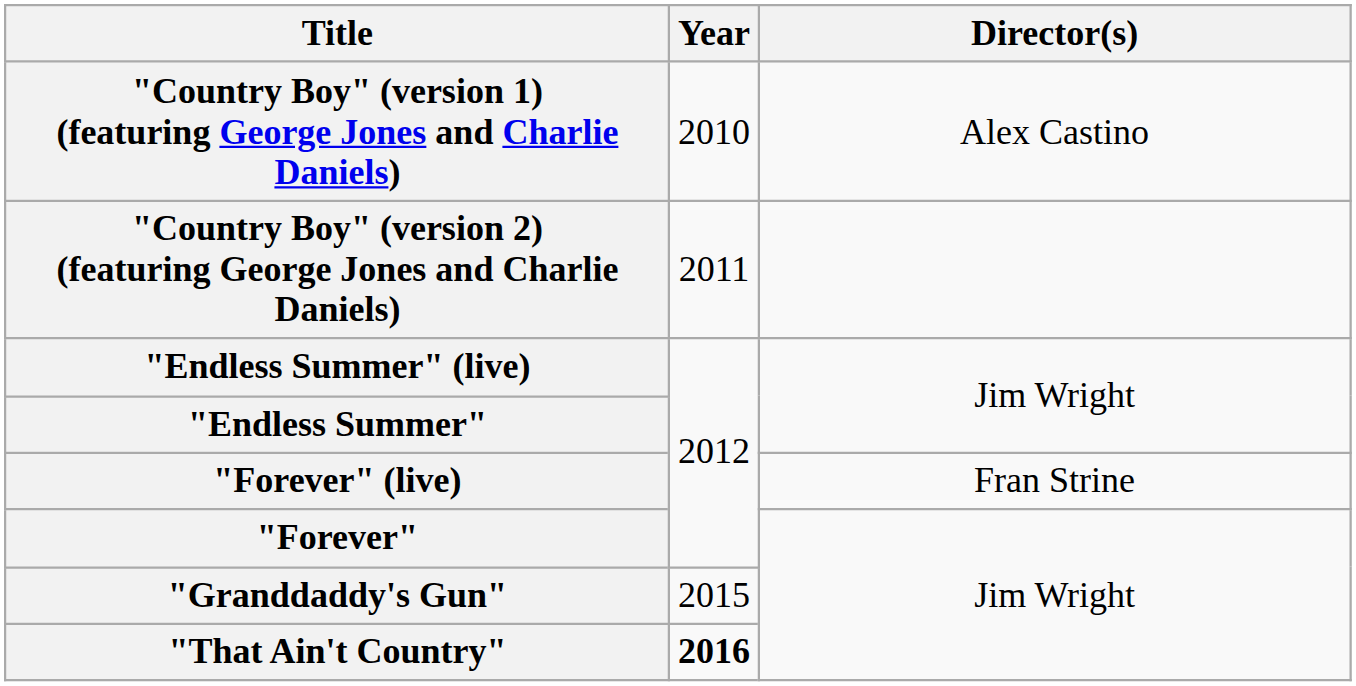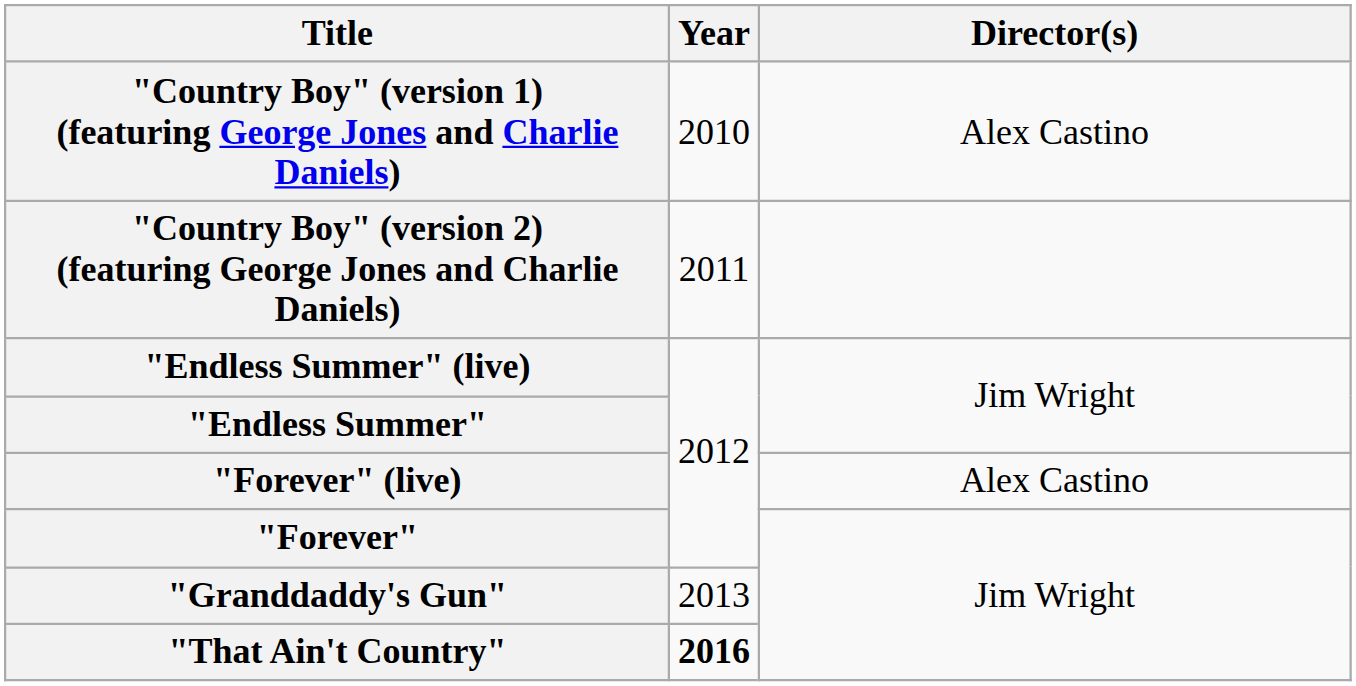(1055, 480) Fran Strine -> (1055, 480) Alex Castino
(714, 594) 2015 -> (714, 594) 2013
